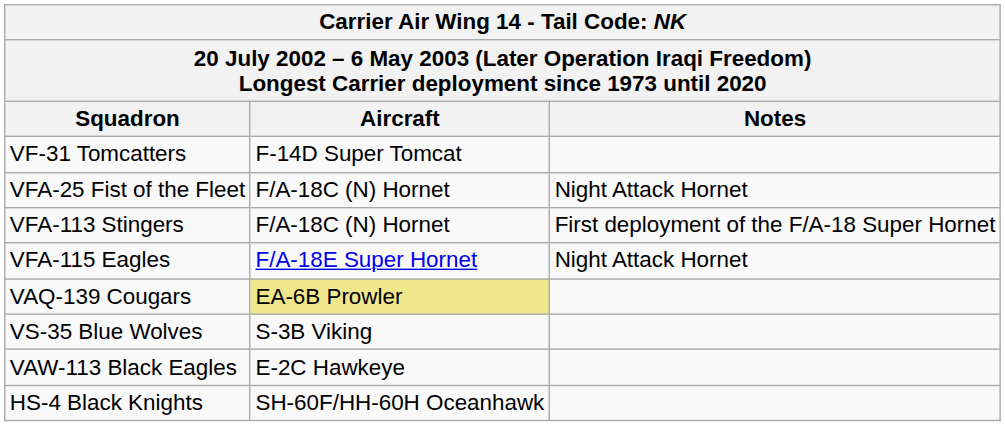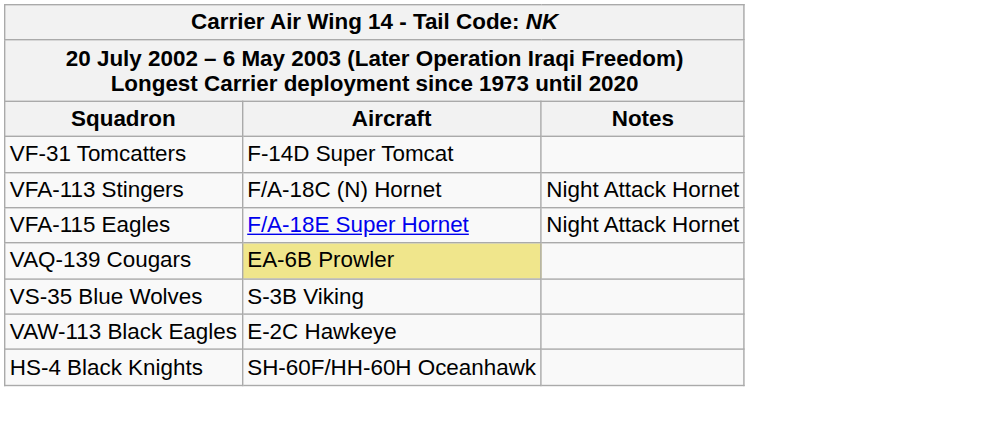- row: (128, 189)
(775, 225) First deployment of the F/A-18 Super Hornet -> (643, 189) Night Attack Hornet
